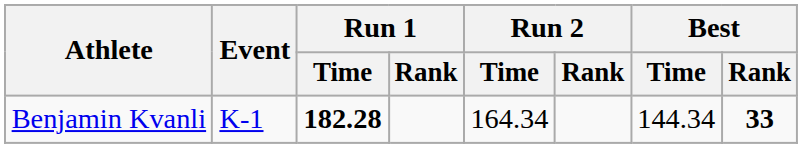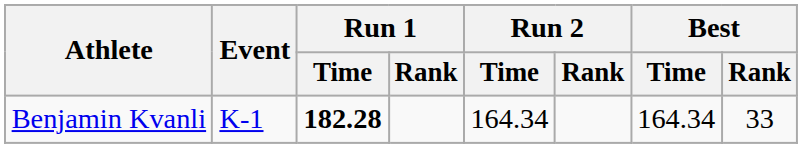(676, 119) 144.34 -> (676, 119) 164.34
(760, 119) bold -> (760, 119) normal
